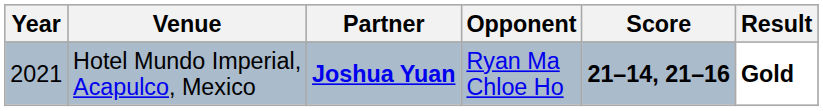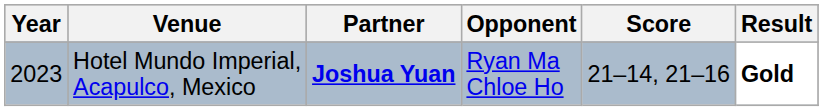(36, 73) 2021 -> (36, 73) 2023
(659, 73) bold -> (659, 73) normal
